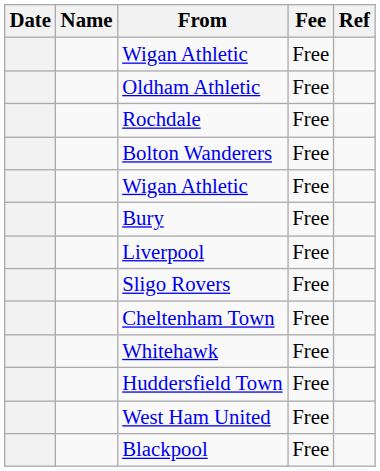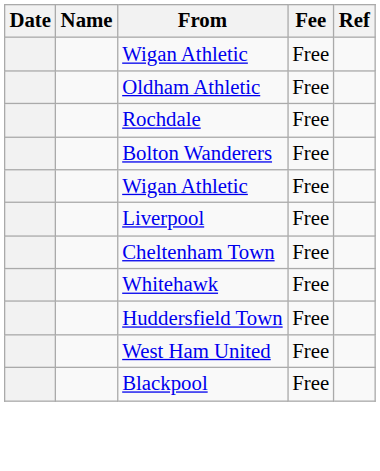- row: (30, 219)
- row: (30, 285)
